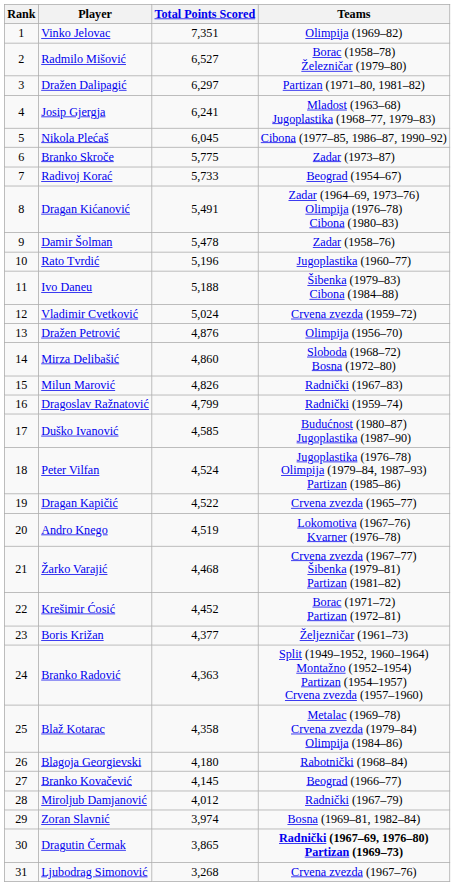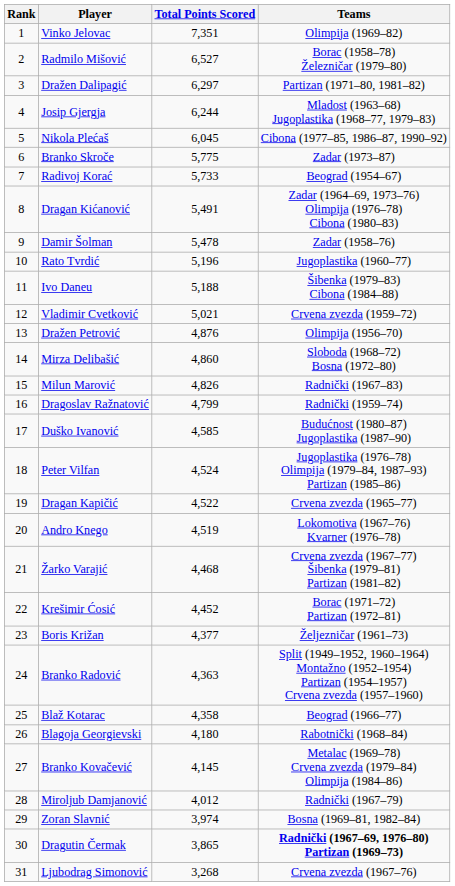(205, 111) 6,241 -> (205, 111) 6,244
(205, 313) 5,024 -> (205, 313) 5,021
(354, 728) Metalac (1969–78) Crvena zvezda (1979–84) Olimpija (1984–86) -> (354, 715) Beograd (1966–77)
(354, 781) Beograd (1966–77) -> (354, 767) Metalac (1969–78) Crvena zvezda (1979–84) Olimpija (1984–86)
